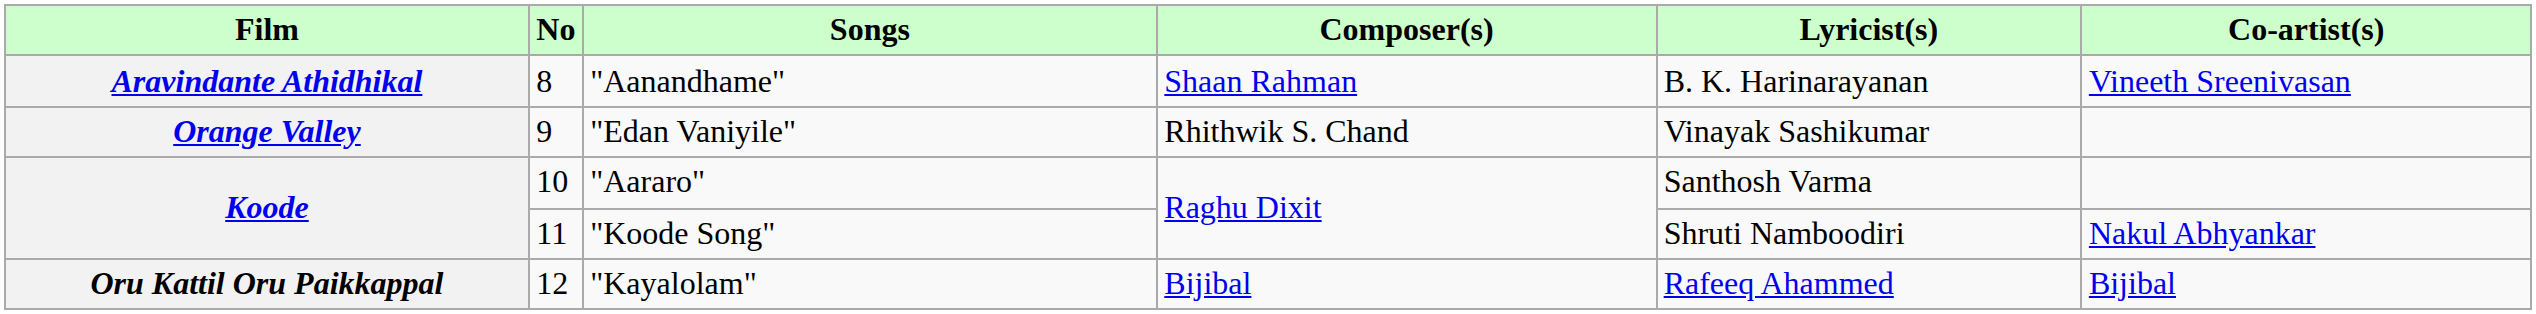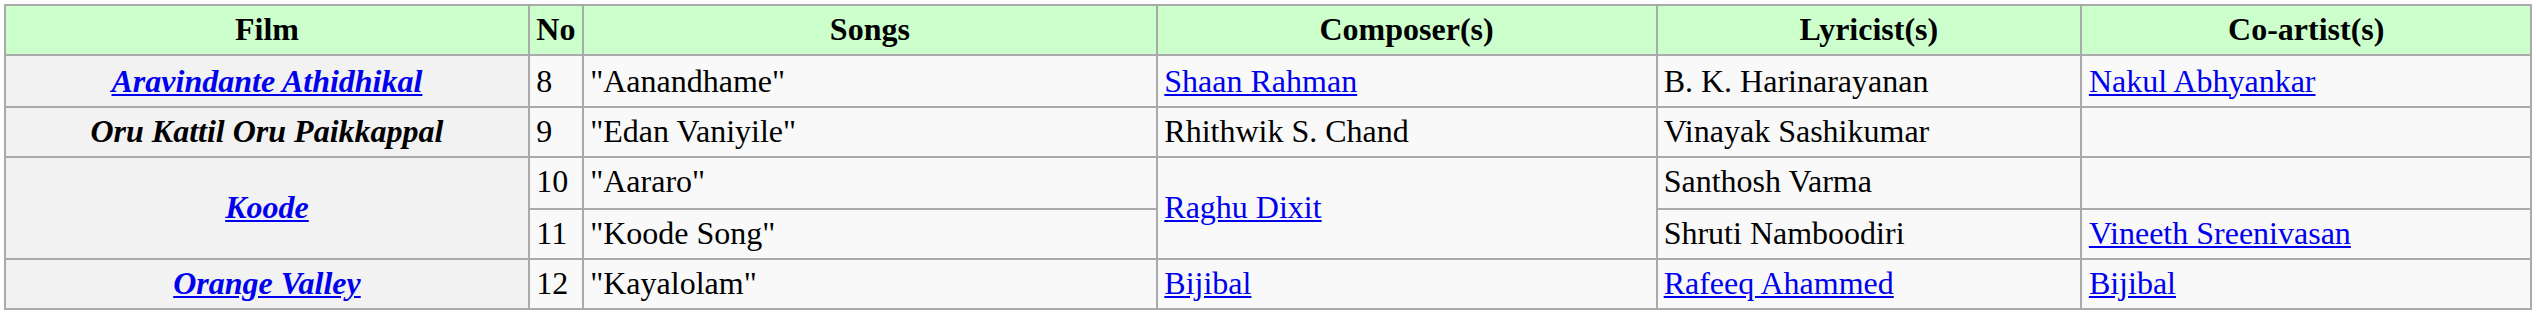(2220, 80) Vineeth Sreenivasan -> (2202, 80) Nakul Abhyankar
(267, 131) Orange Valley -> (267, 131) Oru Kattil Oru Paikkappal
(2202, 232) Nakul Abhyankar -> (2220, 232) Vineeth Sreenivasan
(267, 283) Oru Kattil Oru Paikkappal -> (267, 283) Orange Valley
